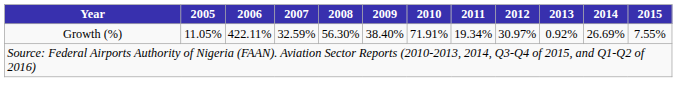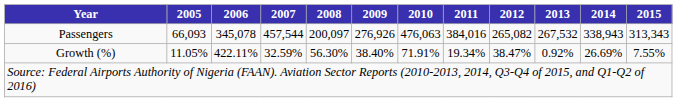+ row: (86, 33)
(517, 33) 30.97% -> (512, 53) 38.47%
